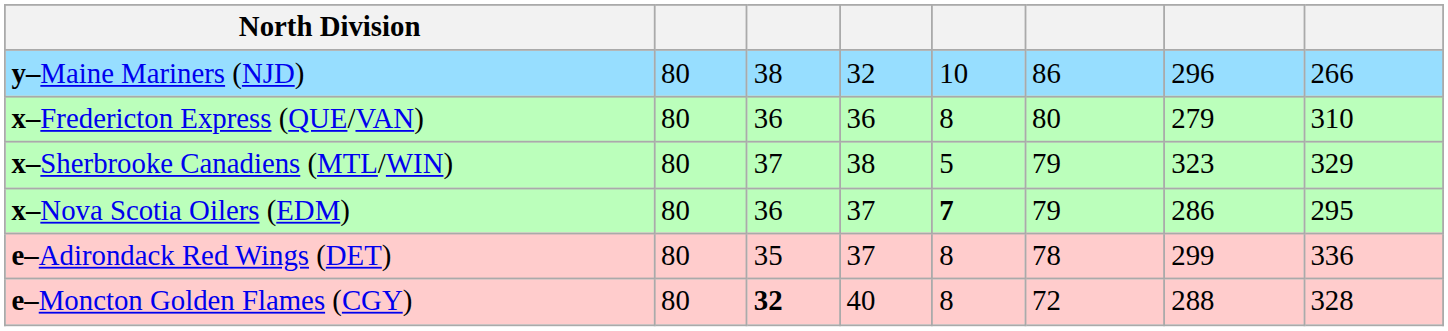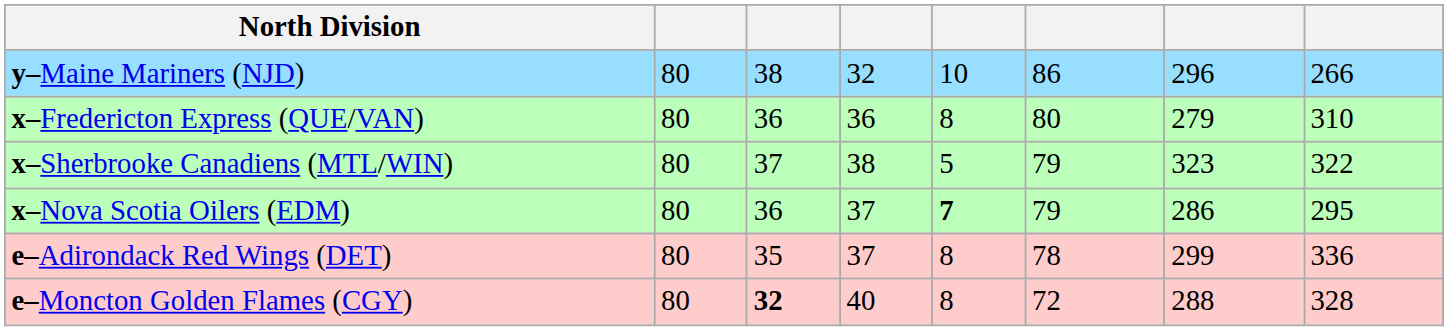(1332, 164) 329 -> (1332, 164) 322
